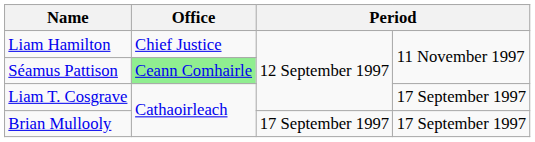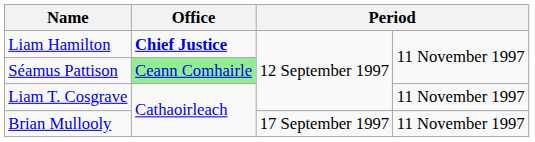(178, 44) normal -> (181, 44) bold
(461, 96) 17 September 1997 -> (461, 96) 11 November 1997
(461, 123) 17 September 1997 -> (461, 123) 11 November 1997
